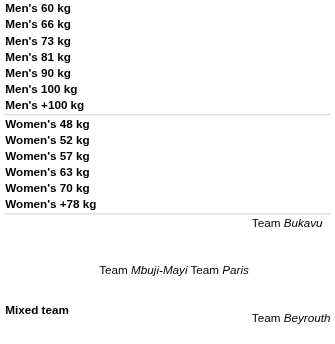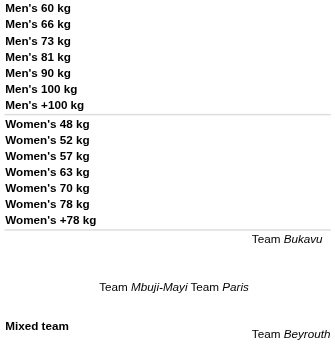+ row: (47, 204)
